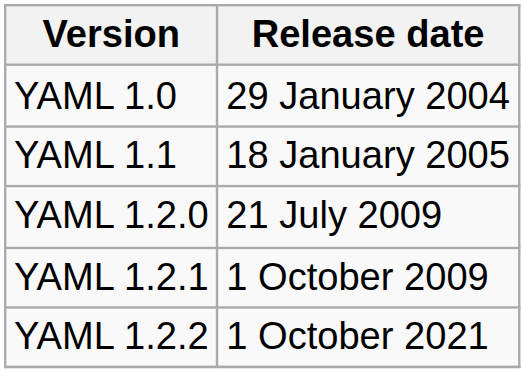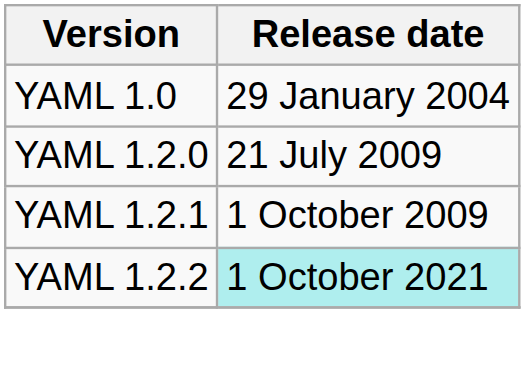- row: (95, 155)
(358, 336) no background -> (358, 276) paleturquoise background
